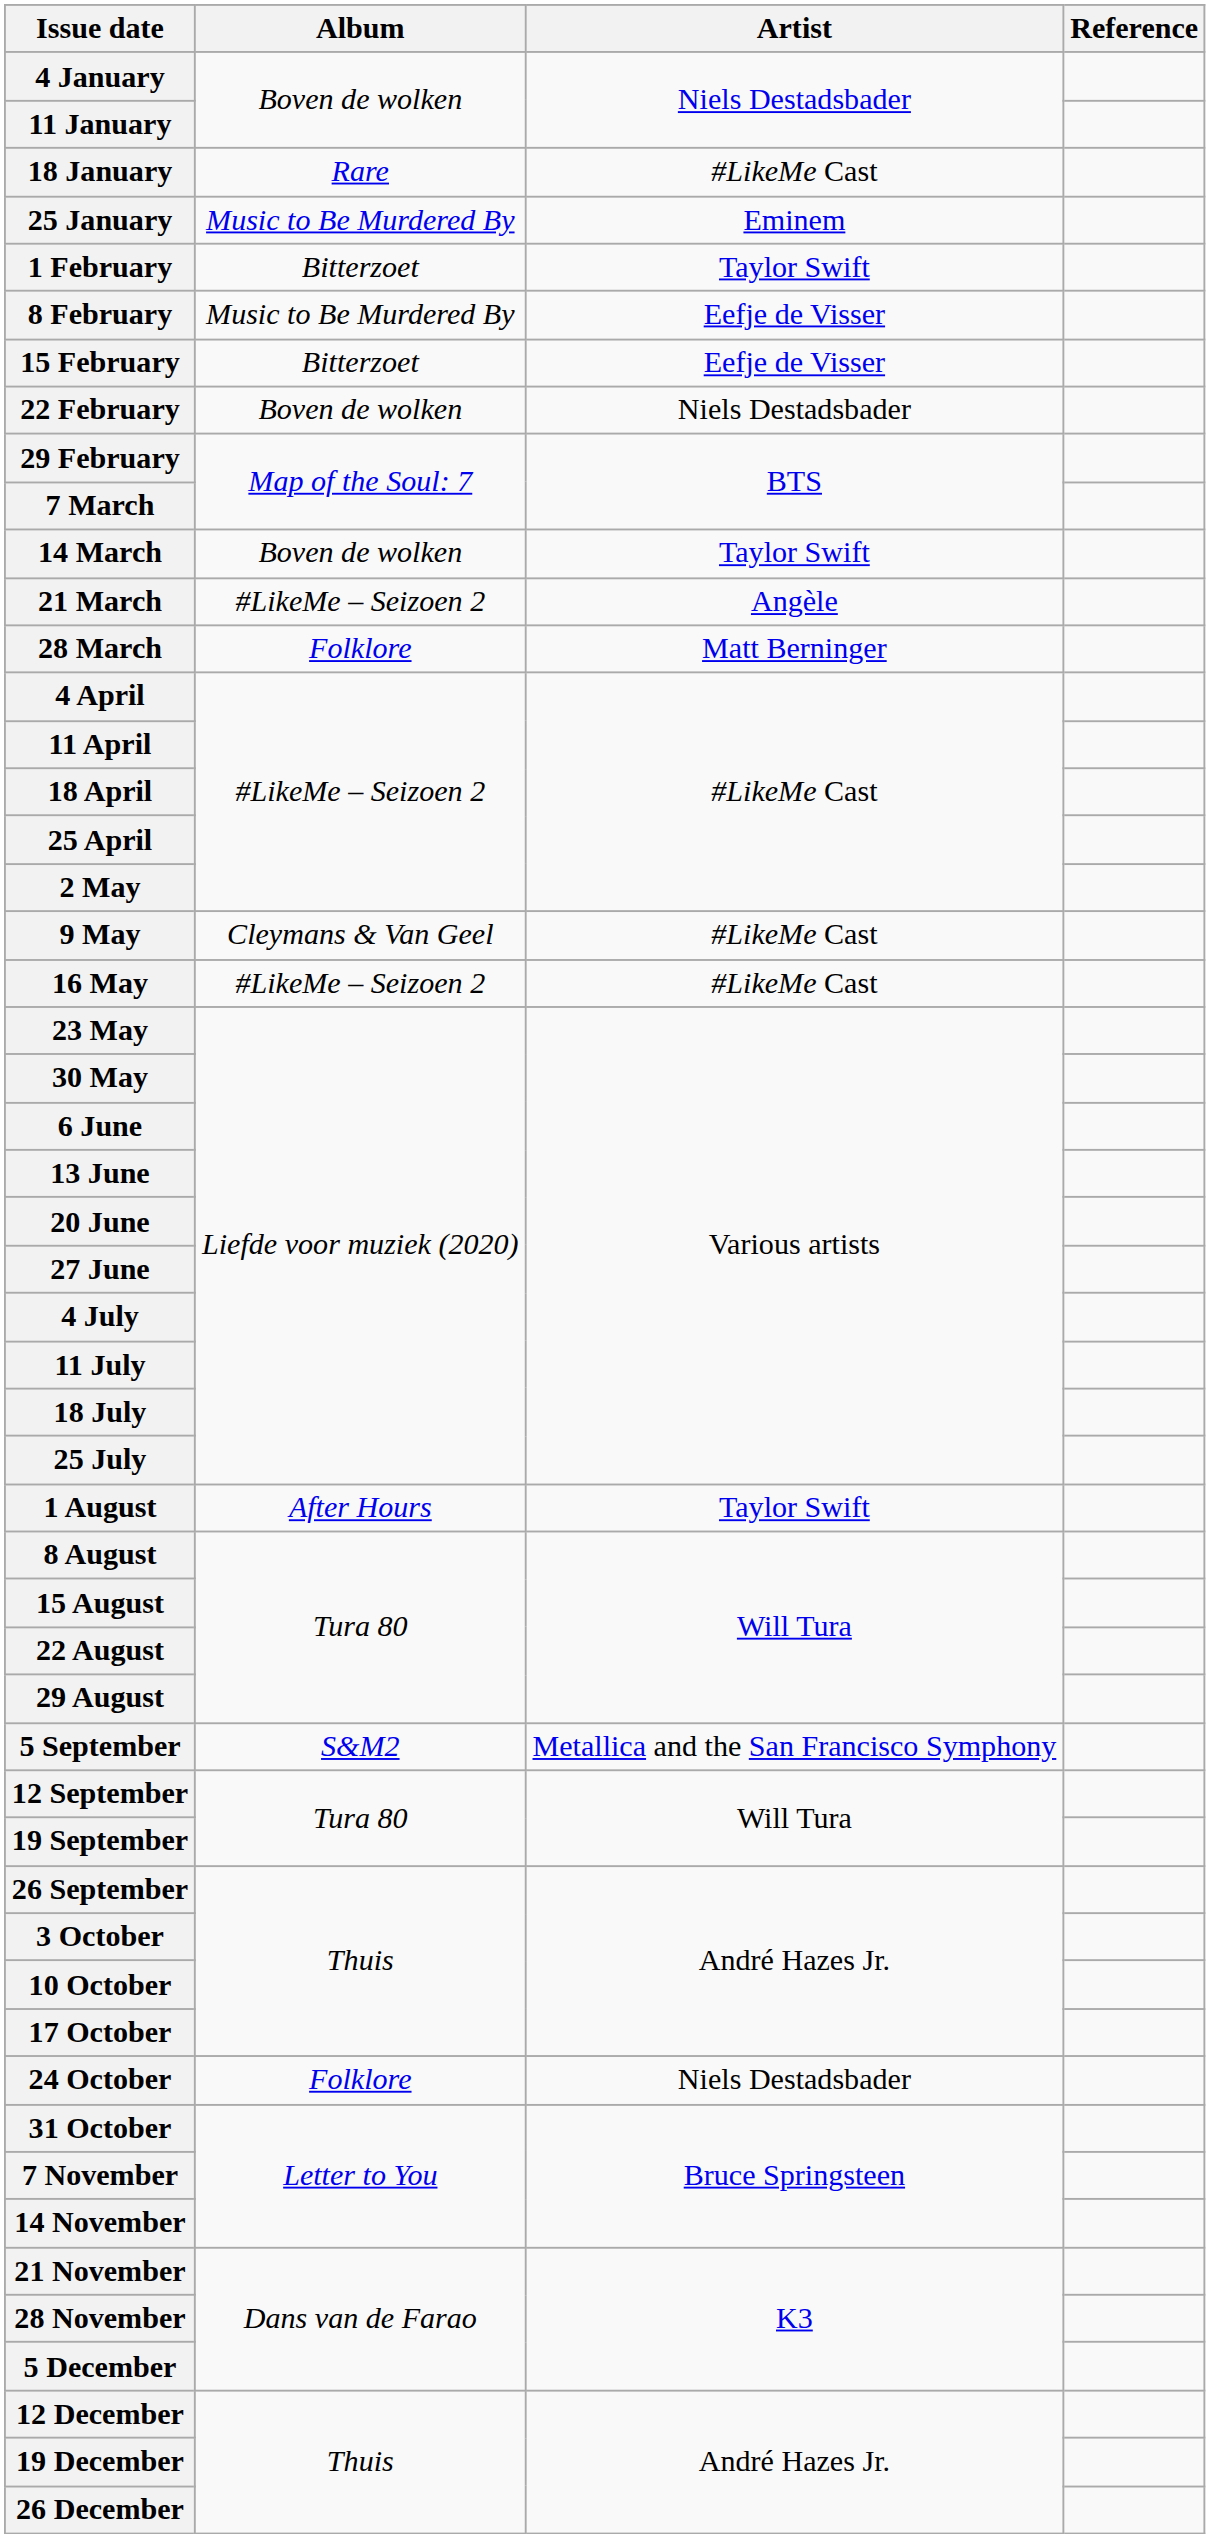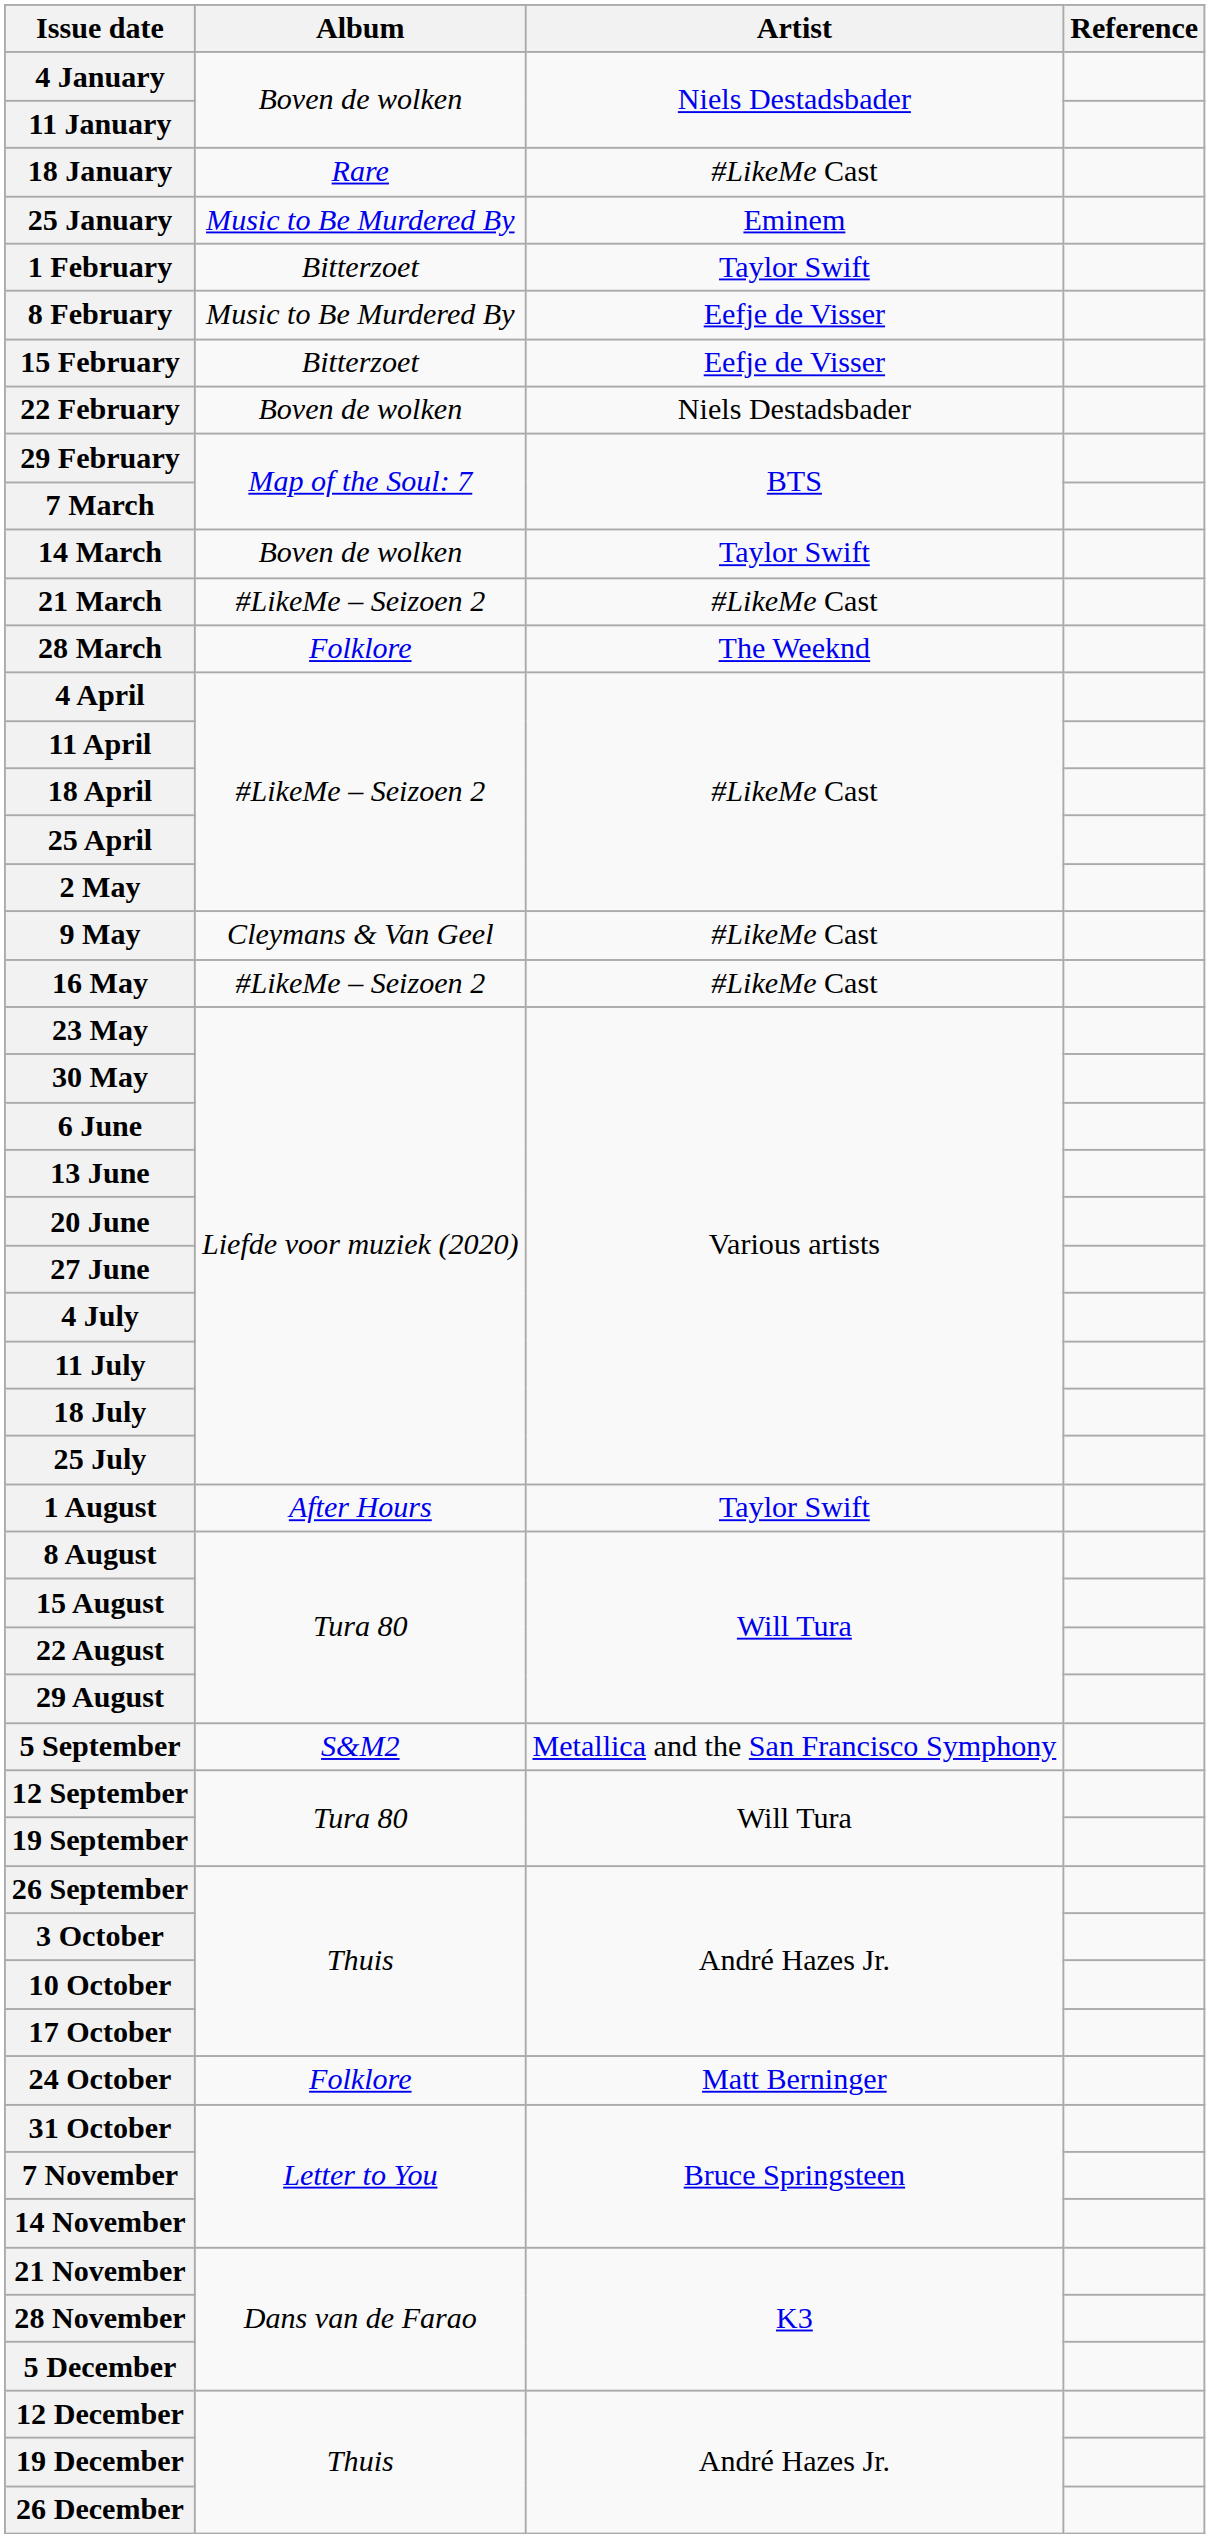(794, 600) Angèle -> (794, 600) #LikeMe Cast
(794, 648) Matt Berninger -> (794, 648) The Weeknd
(794, 2079) Niels Destadsbader -> (794, 2079) Matt Berninger
